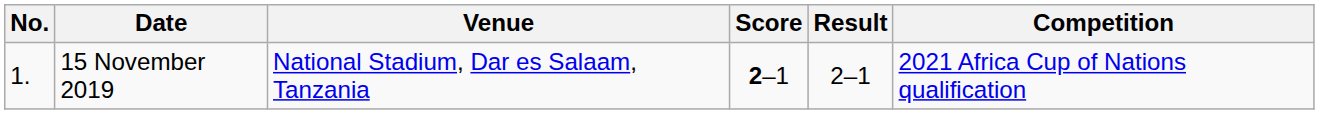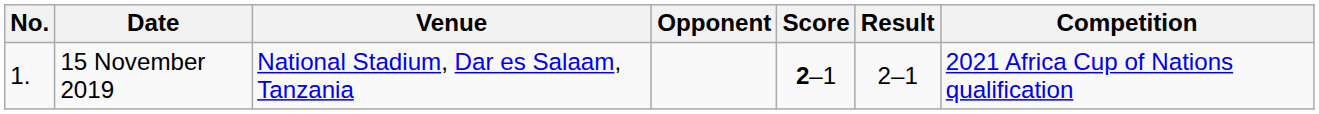+ column: (714, 23)
